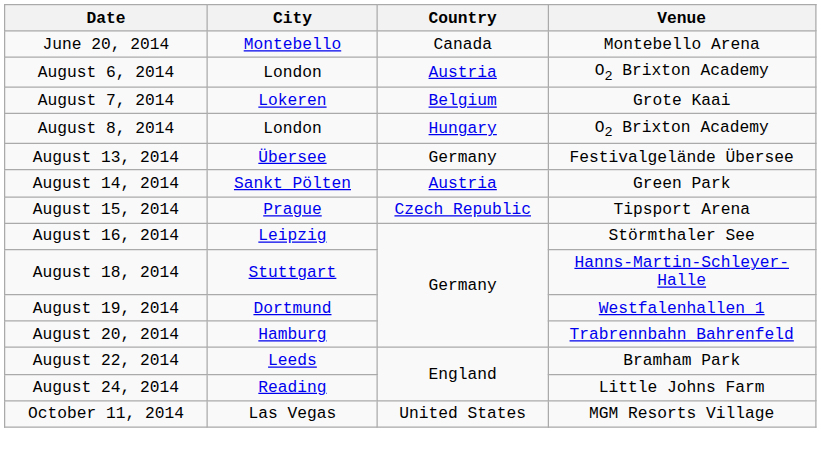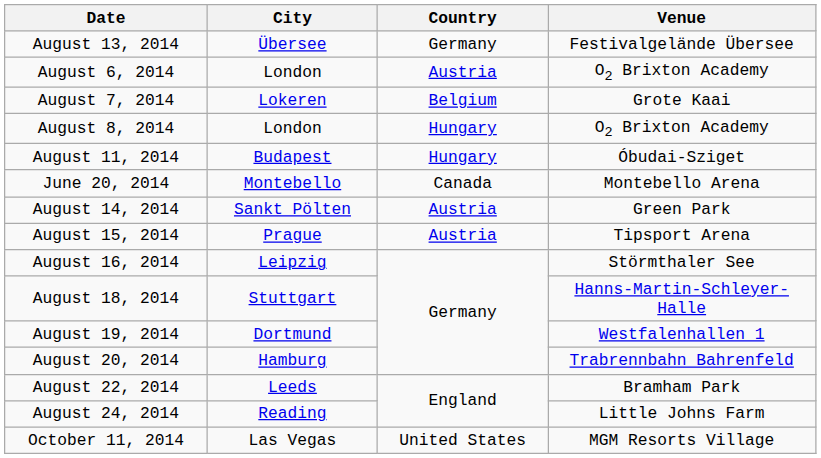rows swapped: (106, 44) <-> (106, 157)
+ row: (106, 157)
(463, 210) Czech Republic -> (463, 236) Austria
